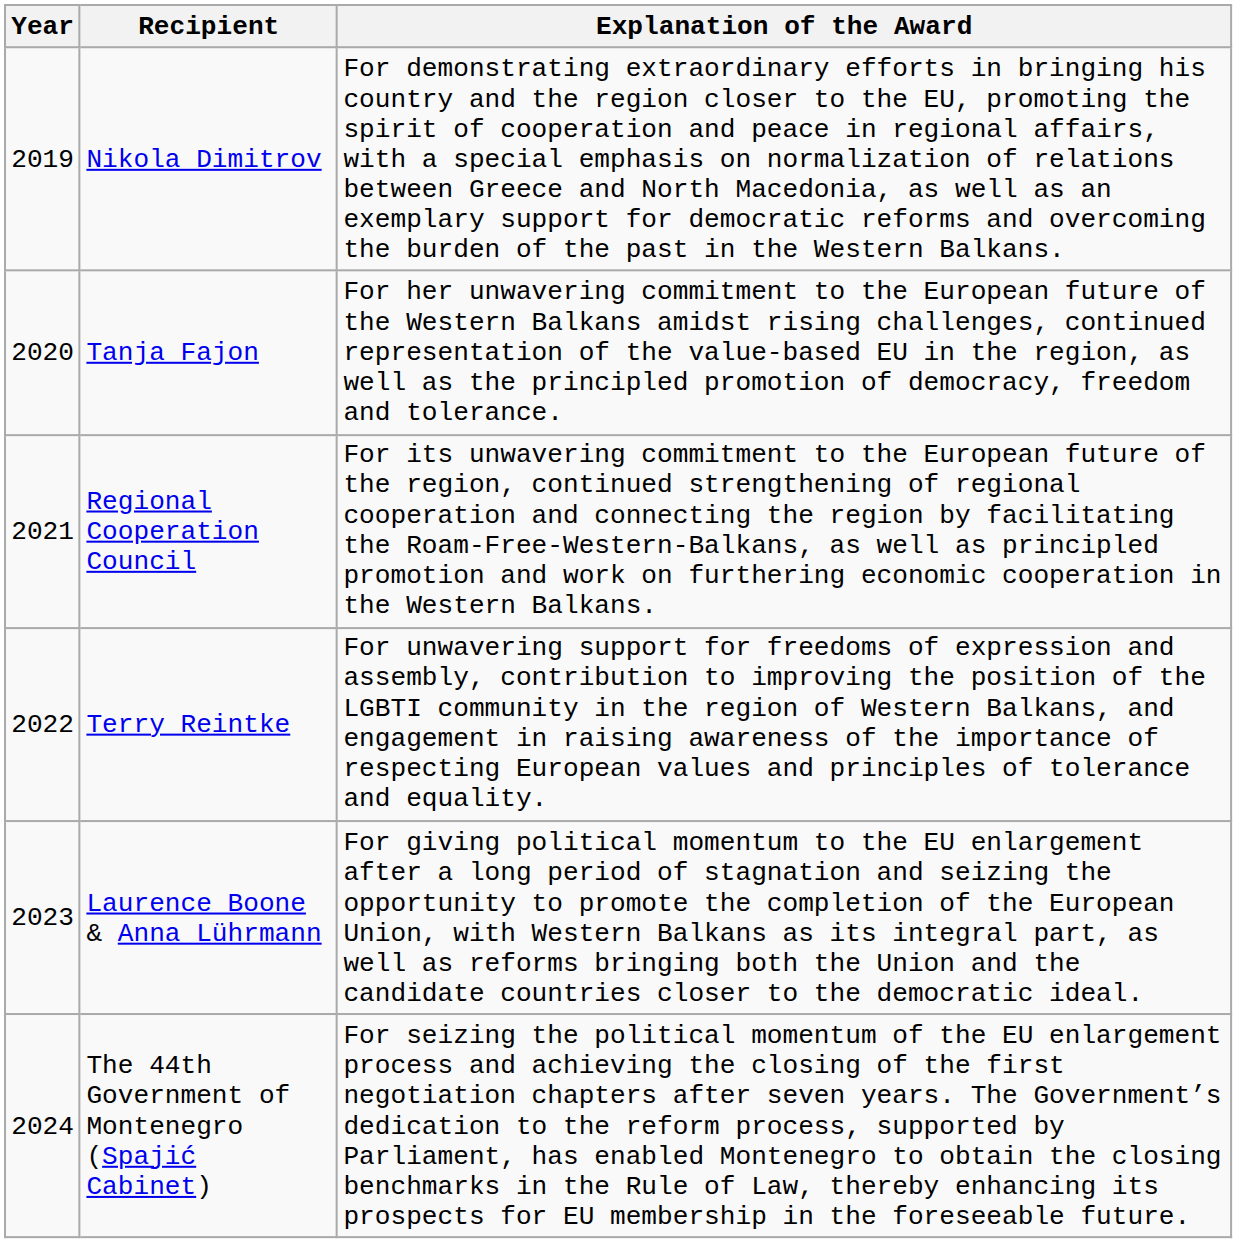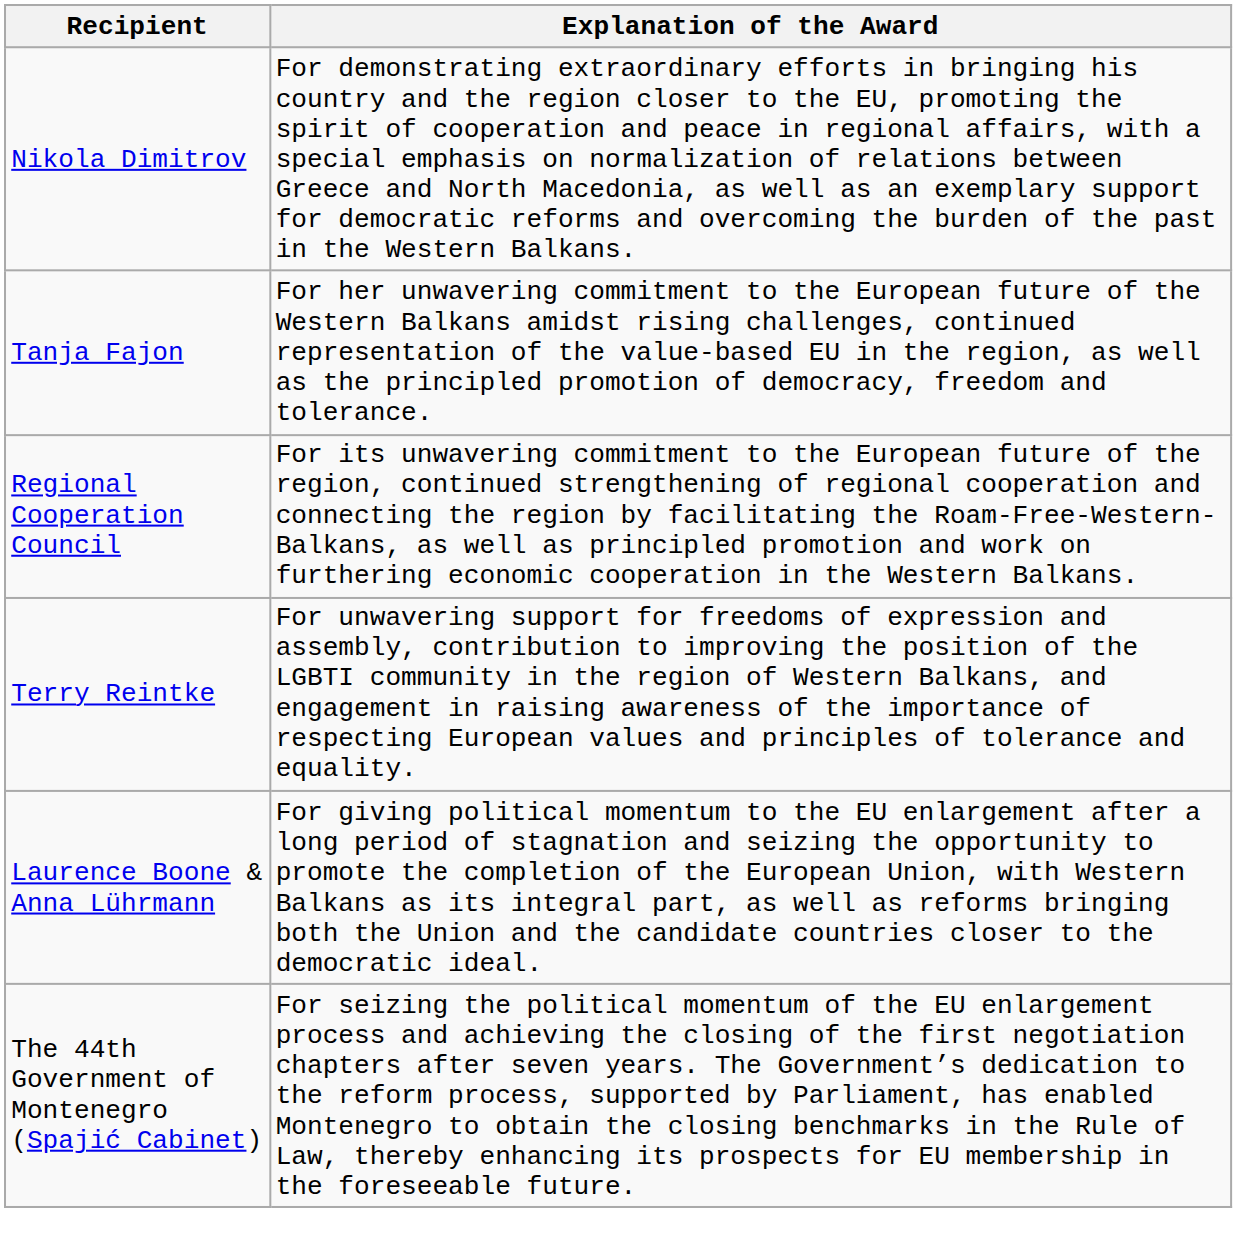- column: (43, 26)
